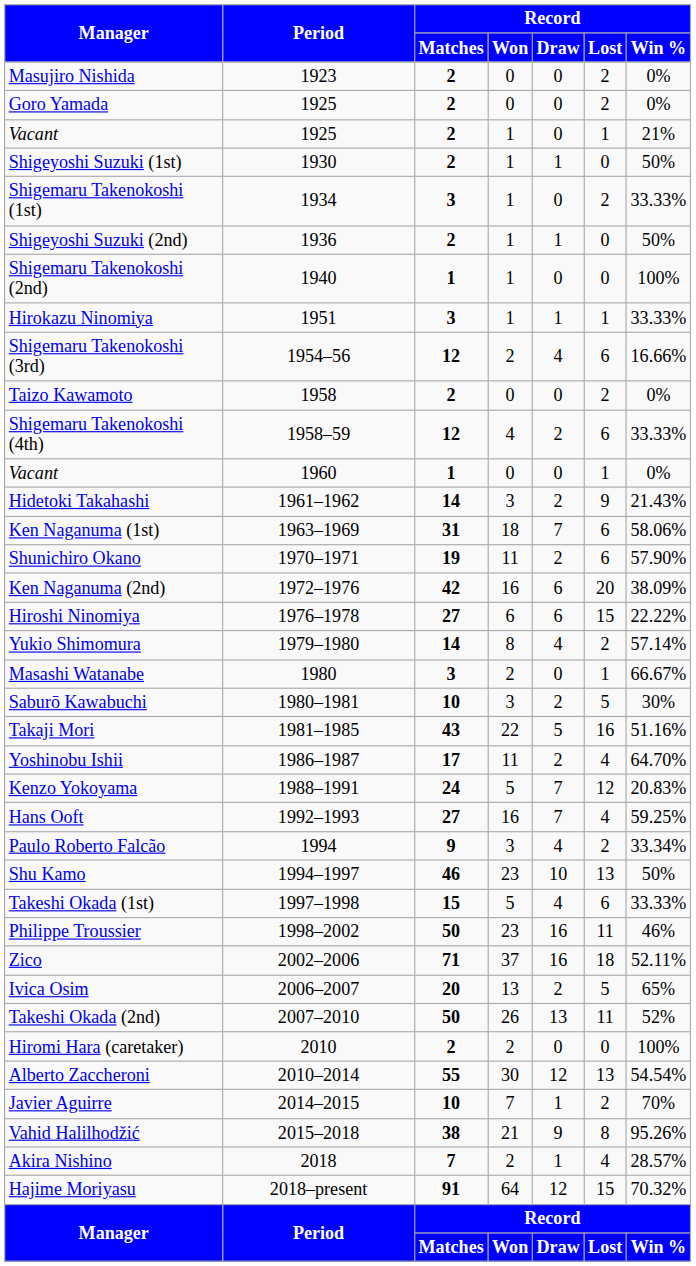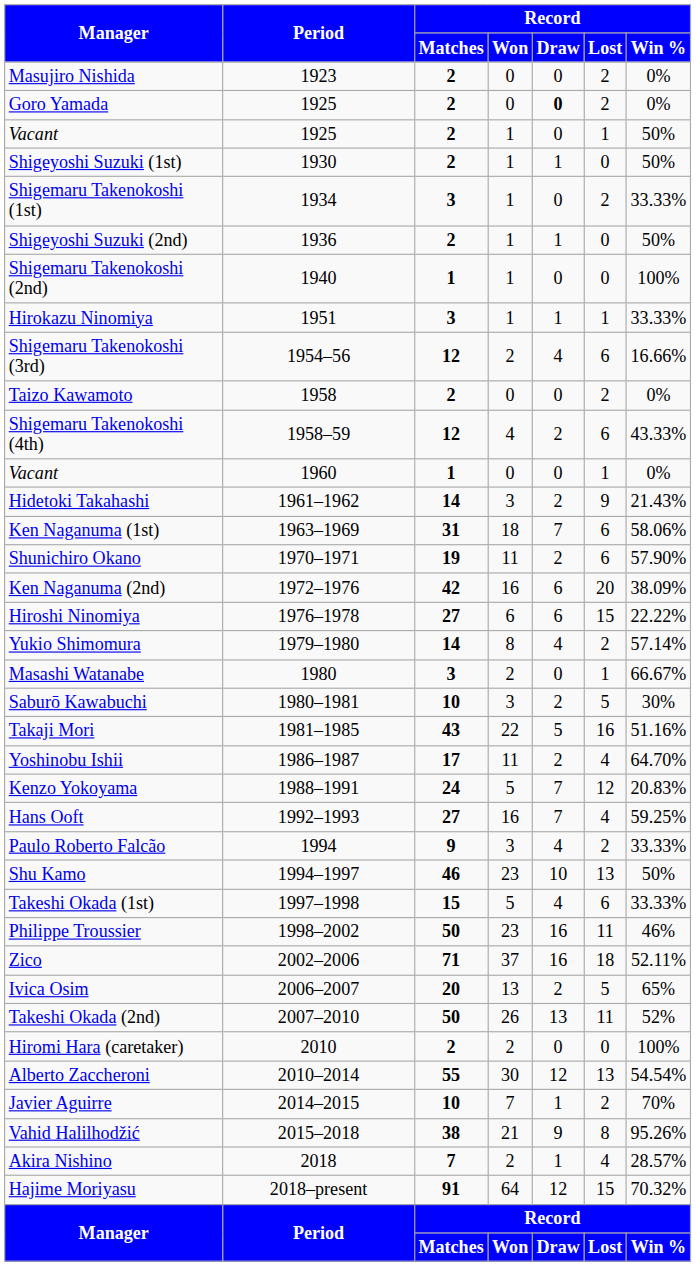(558, 104) normal -> (558, 104) bold
(658, 133) 21% -> (658, 133) 50%
(658, 434) 33.33% -> (658, 434) 43.33%
(658, 845) 33.34% -> (658, 845) 33.33%
